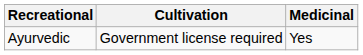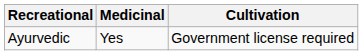columns swapped: (322, 15) <-> (191, 15)
